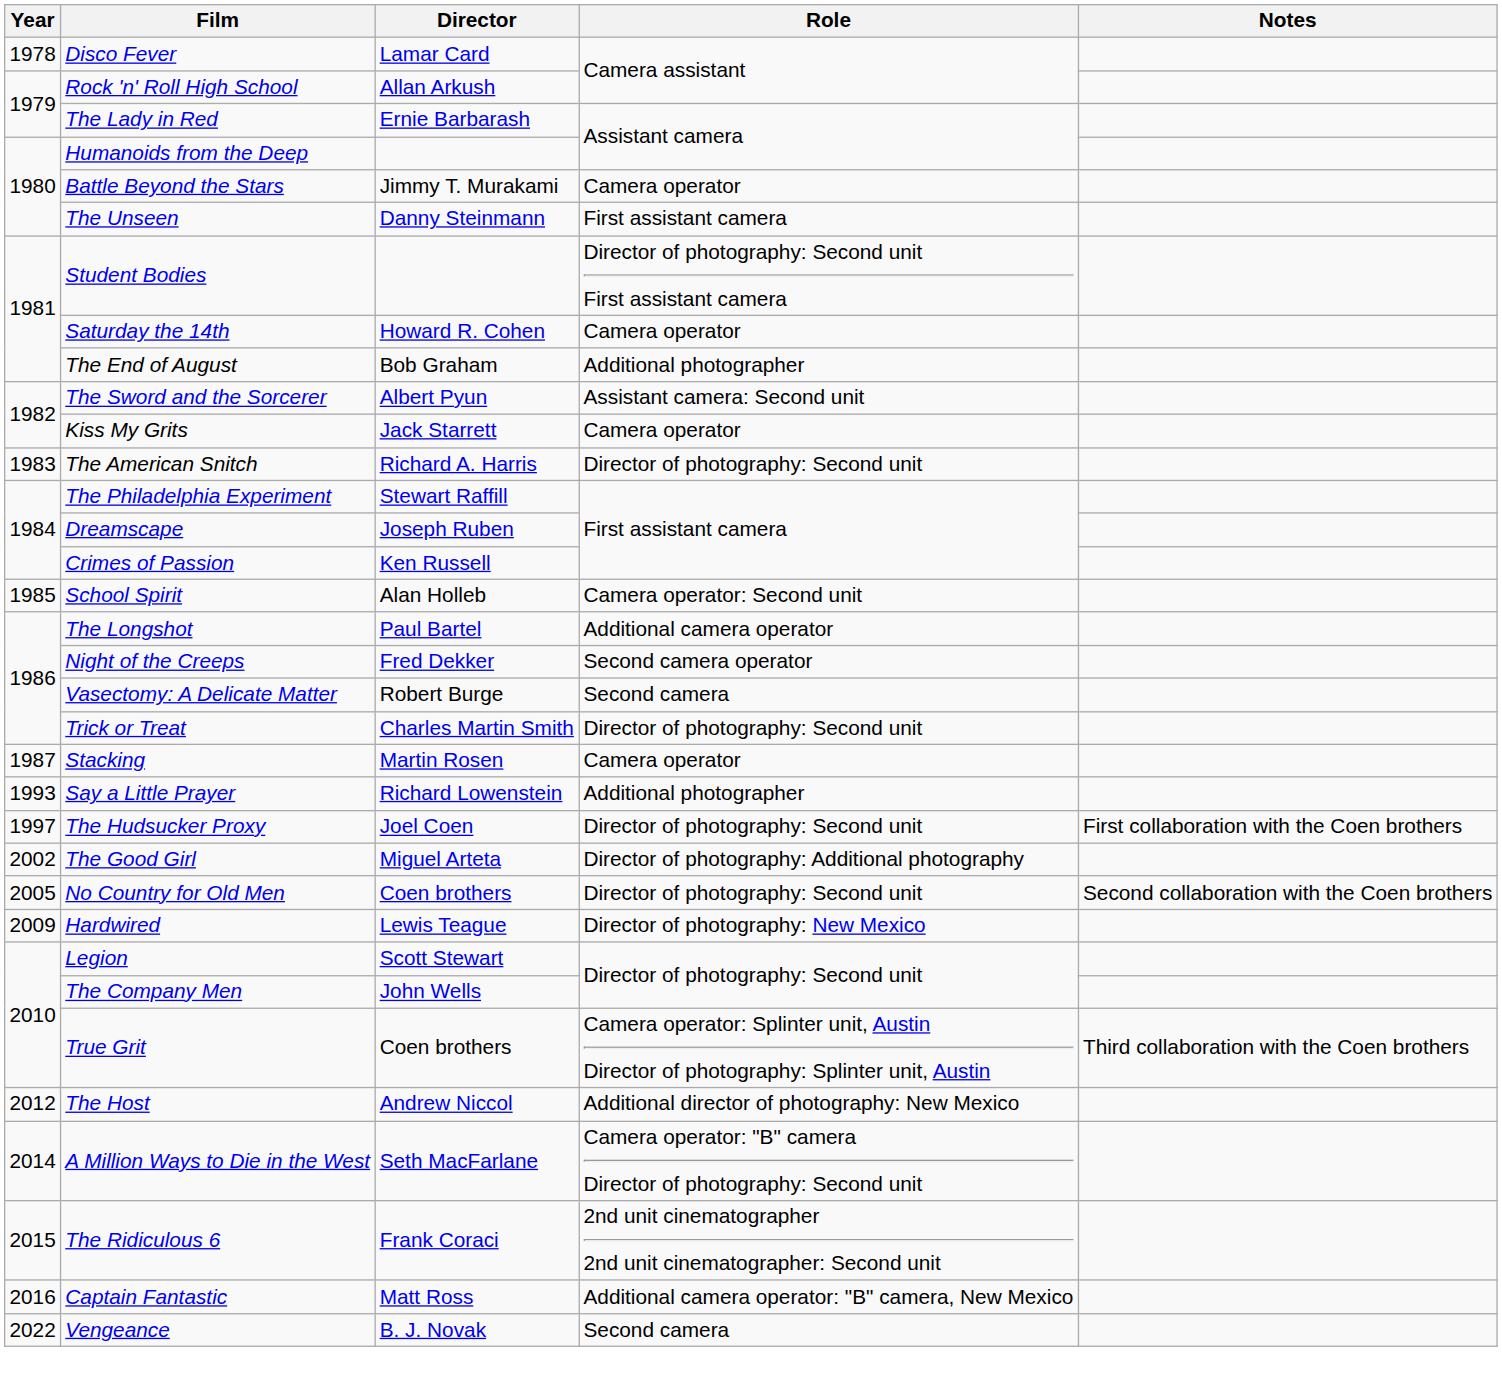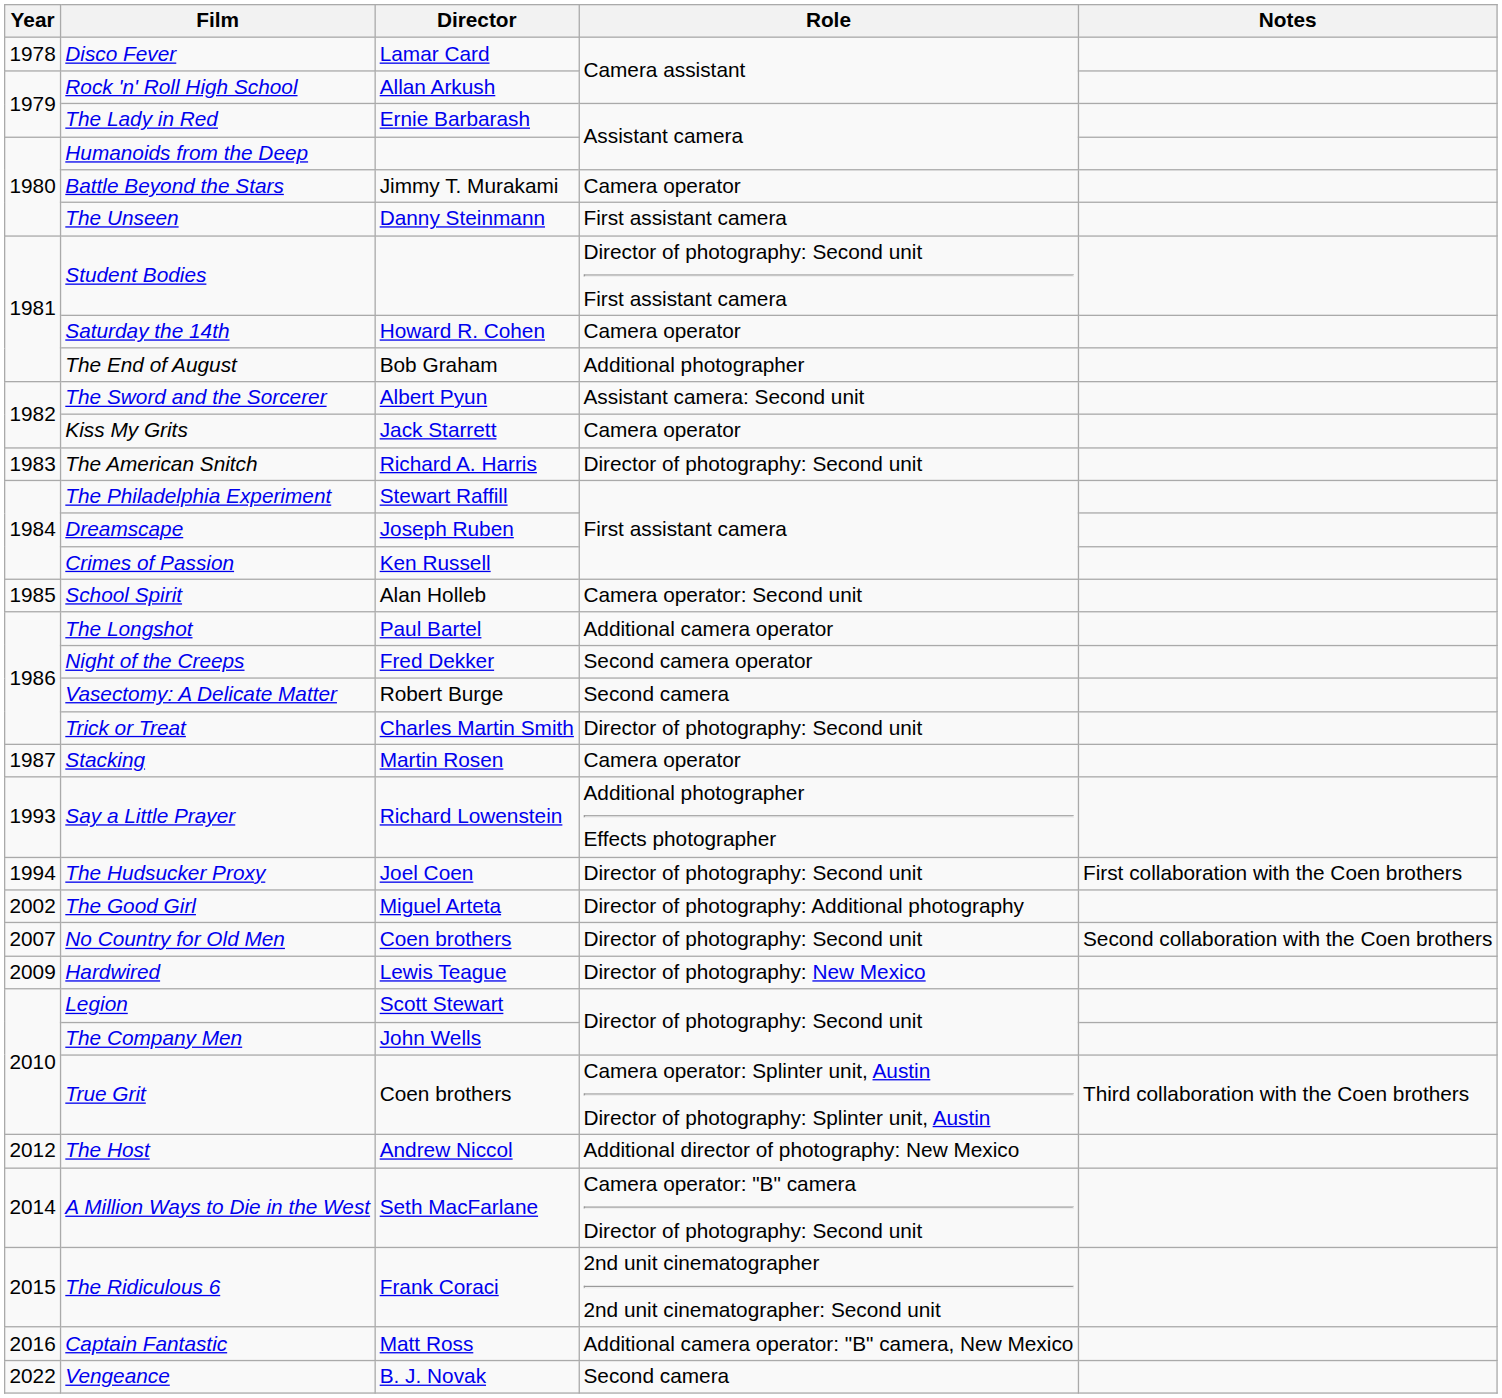(694, 793) Additional photographer -> (828, 816) Additional photographer Effects photographer
(33, 826) 1997 -> (33, 873) 1994
(33, 892) 2005 -> (33, 939) 2007
